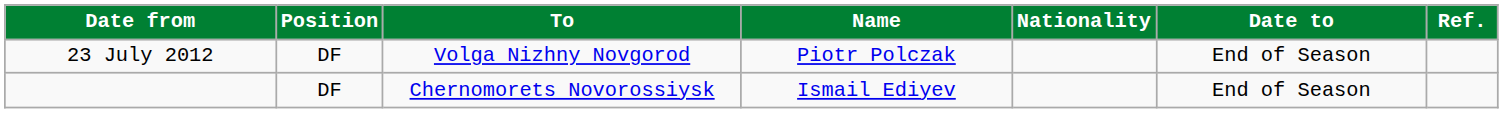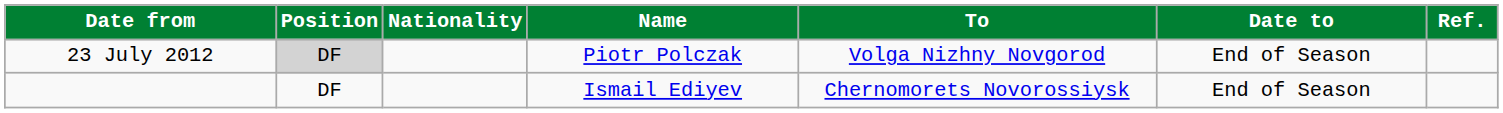columns swapped: (1084, 22) <-> (562, 22)
(329, 56) no background -> (329, 56) lightgrey background
